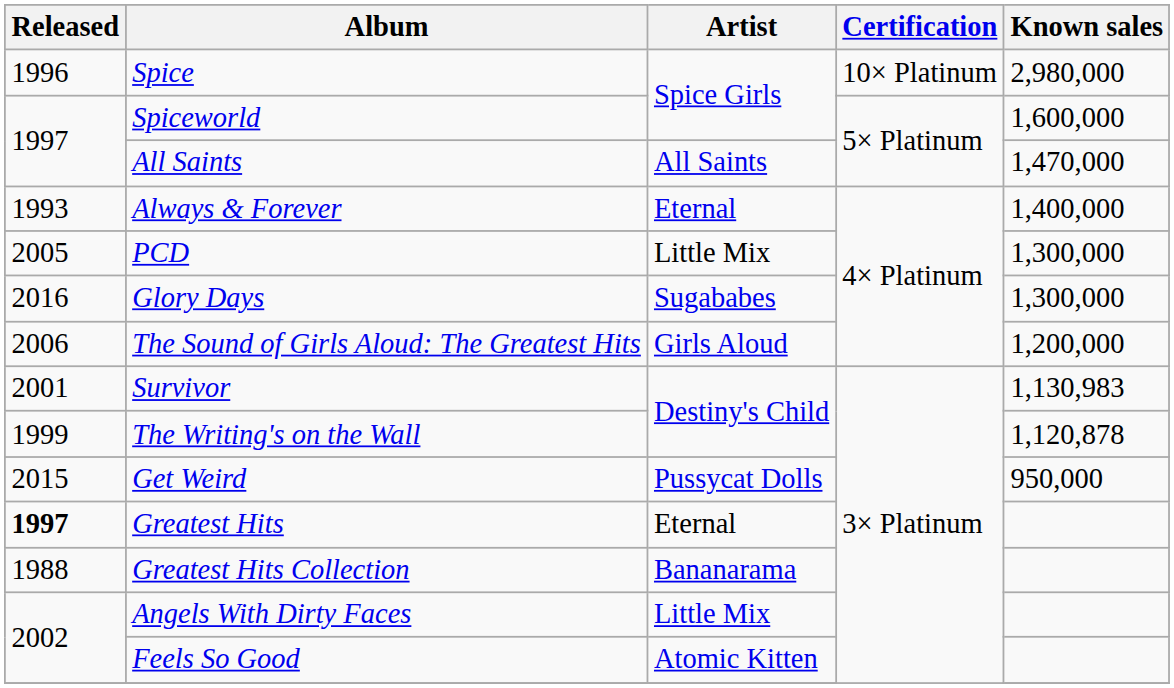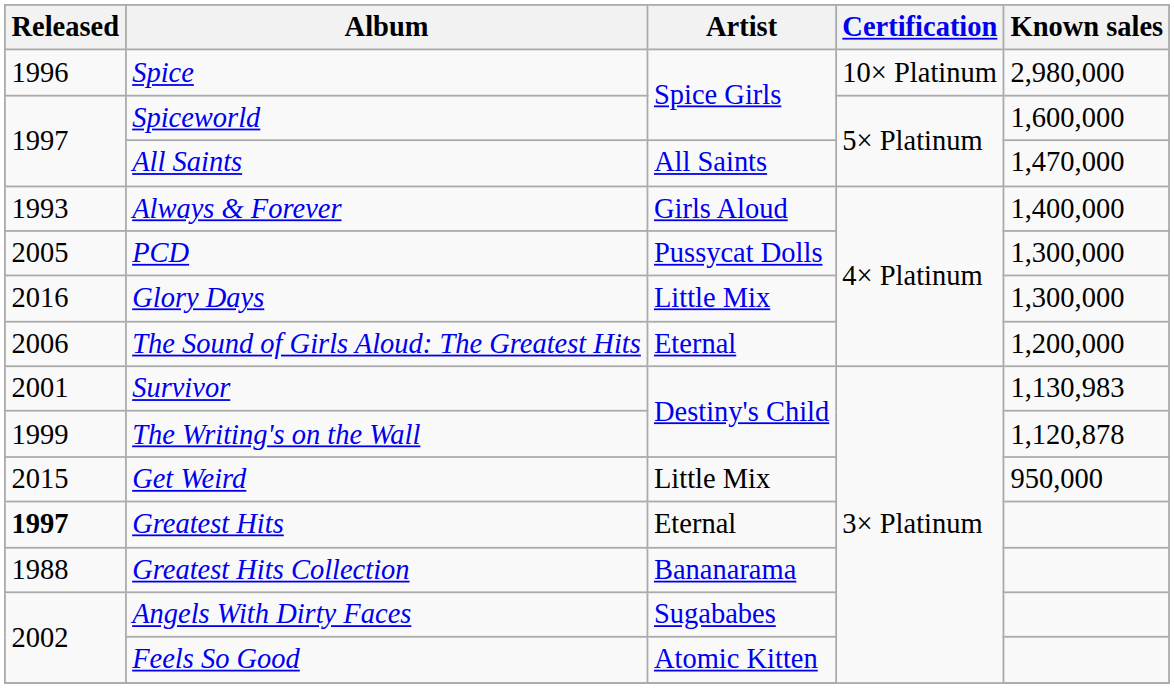(695, 207) Eternal -> (721, 207) Girls Aloud
(712, 252) Little Mix -> (738, 252) Pussycat Dolls
(715, 298) Sugababes -> (712, 298) Little Mix
(721, 343) Girls Aloud -> (695, 343) Eternal
(738, 478) Pussycat Dolls -> (712, 478) Little Mix
(712, 614) Little Mix -> (715, 614) Sugababes
